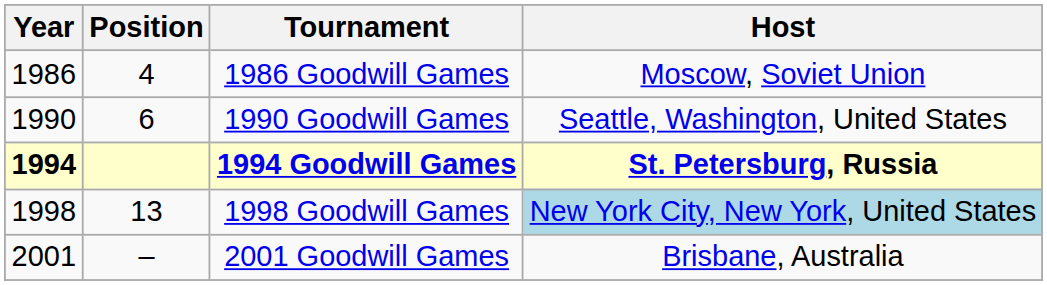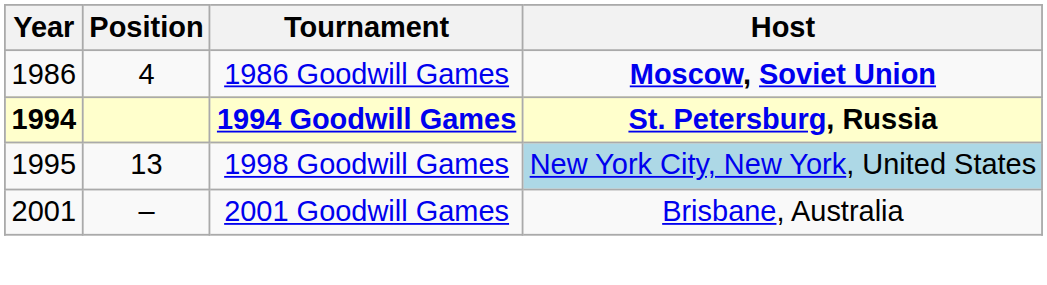(783, 73) normal -> (783, 73) bold
- row: (367, 119)
(44, 211) 1998 -> (44, 165) 1995
